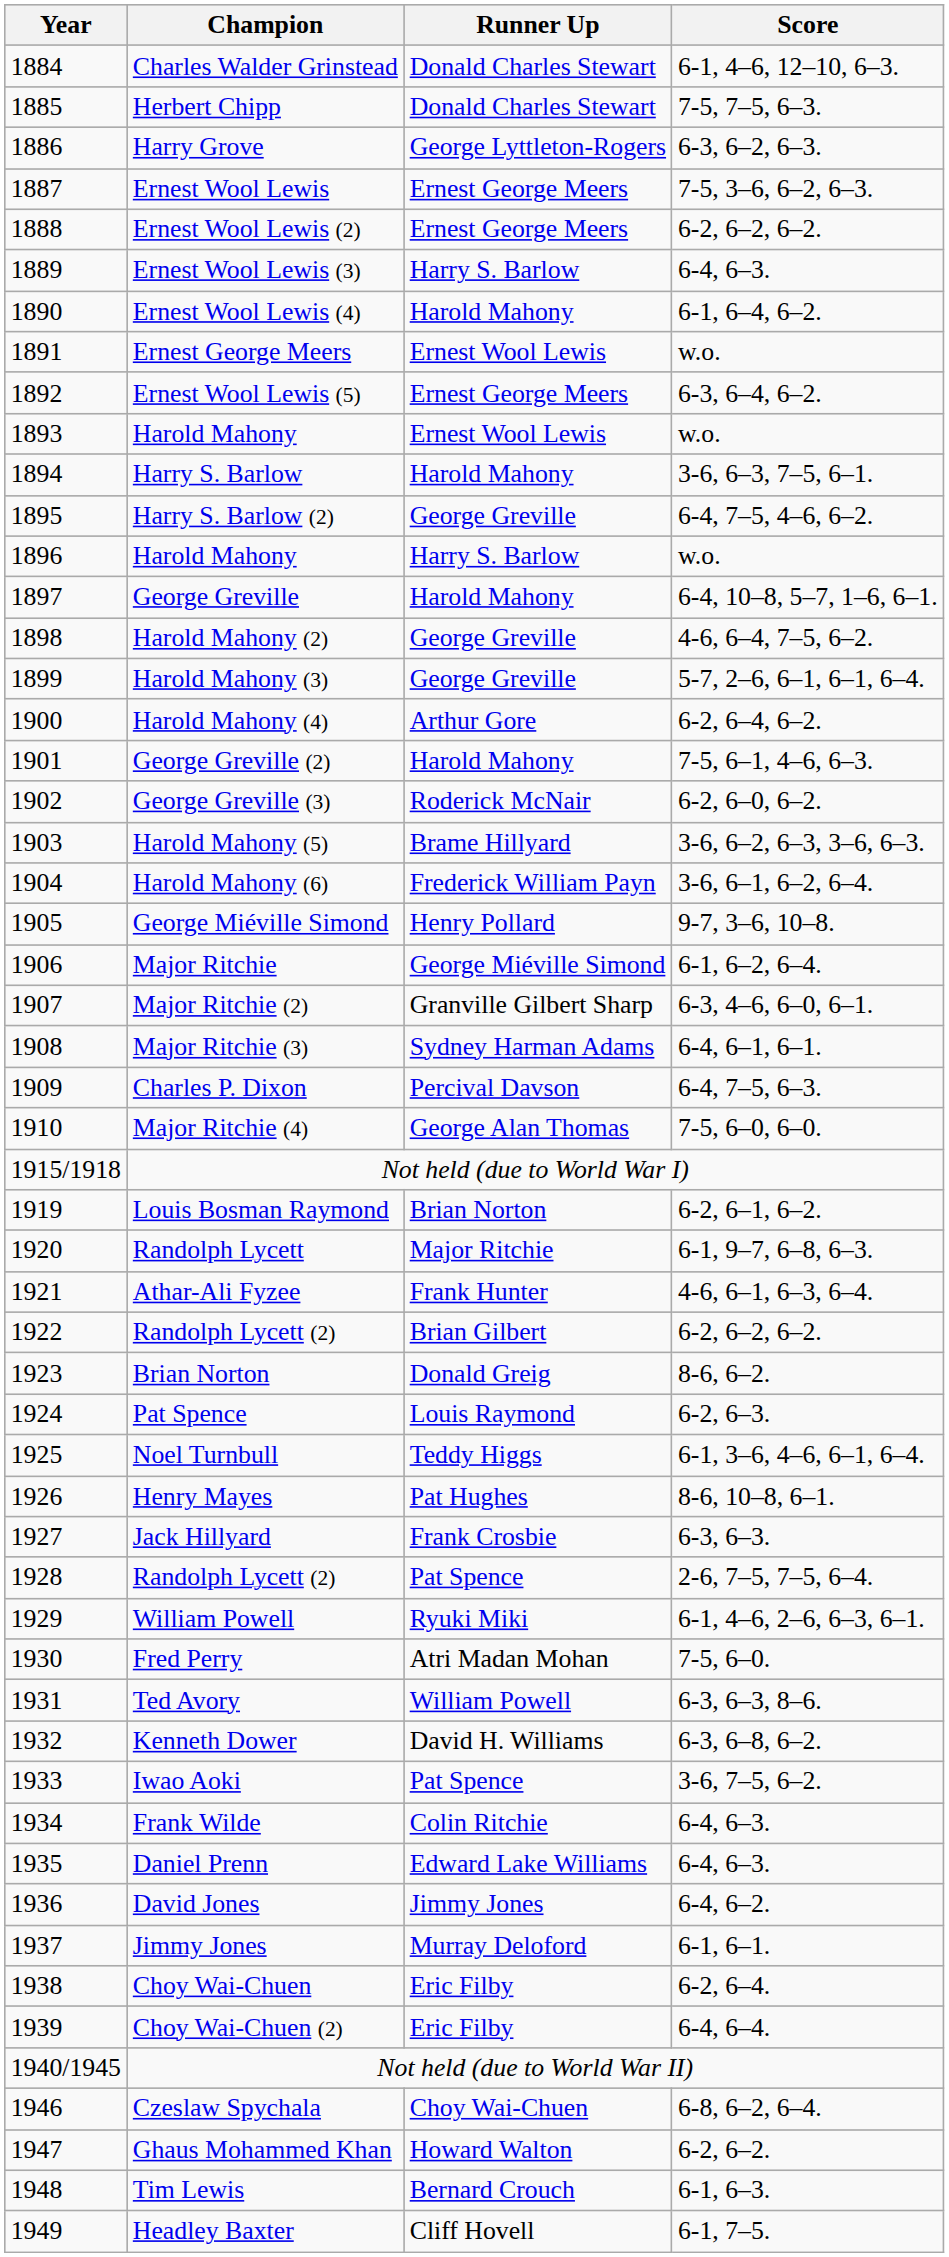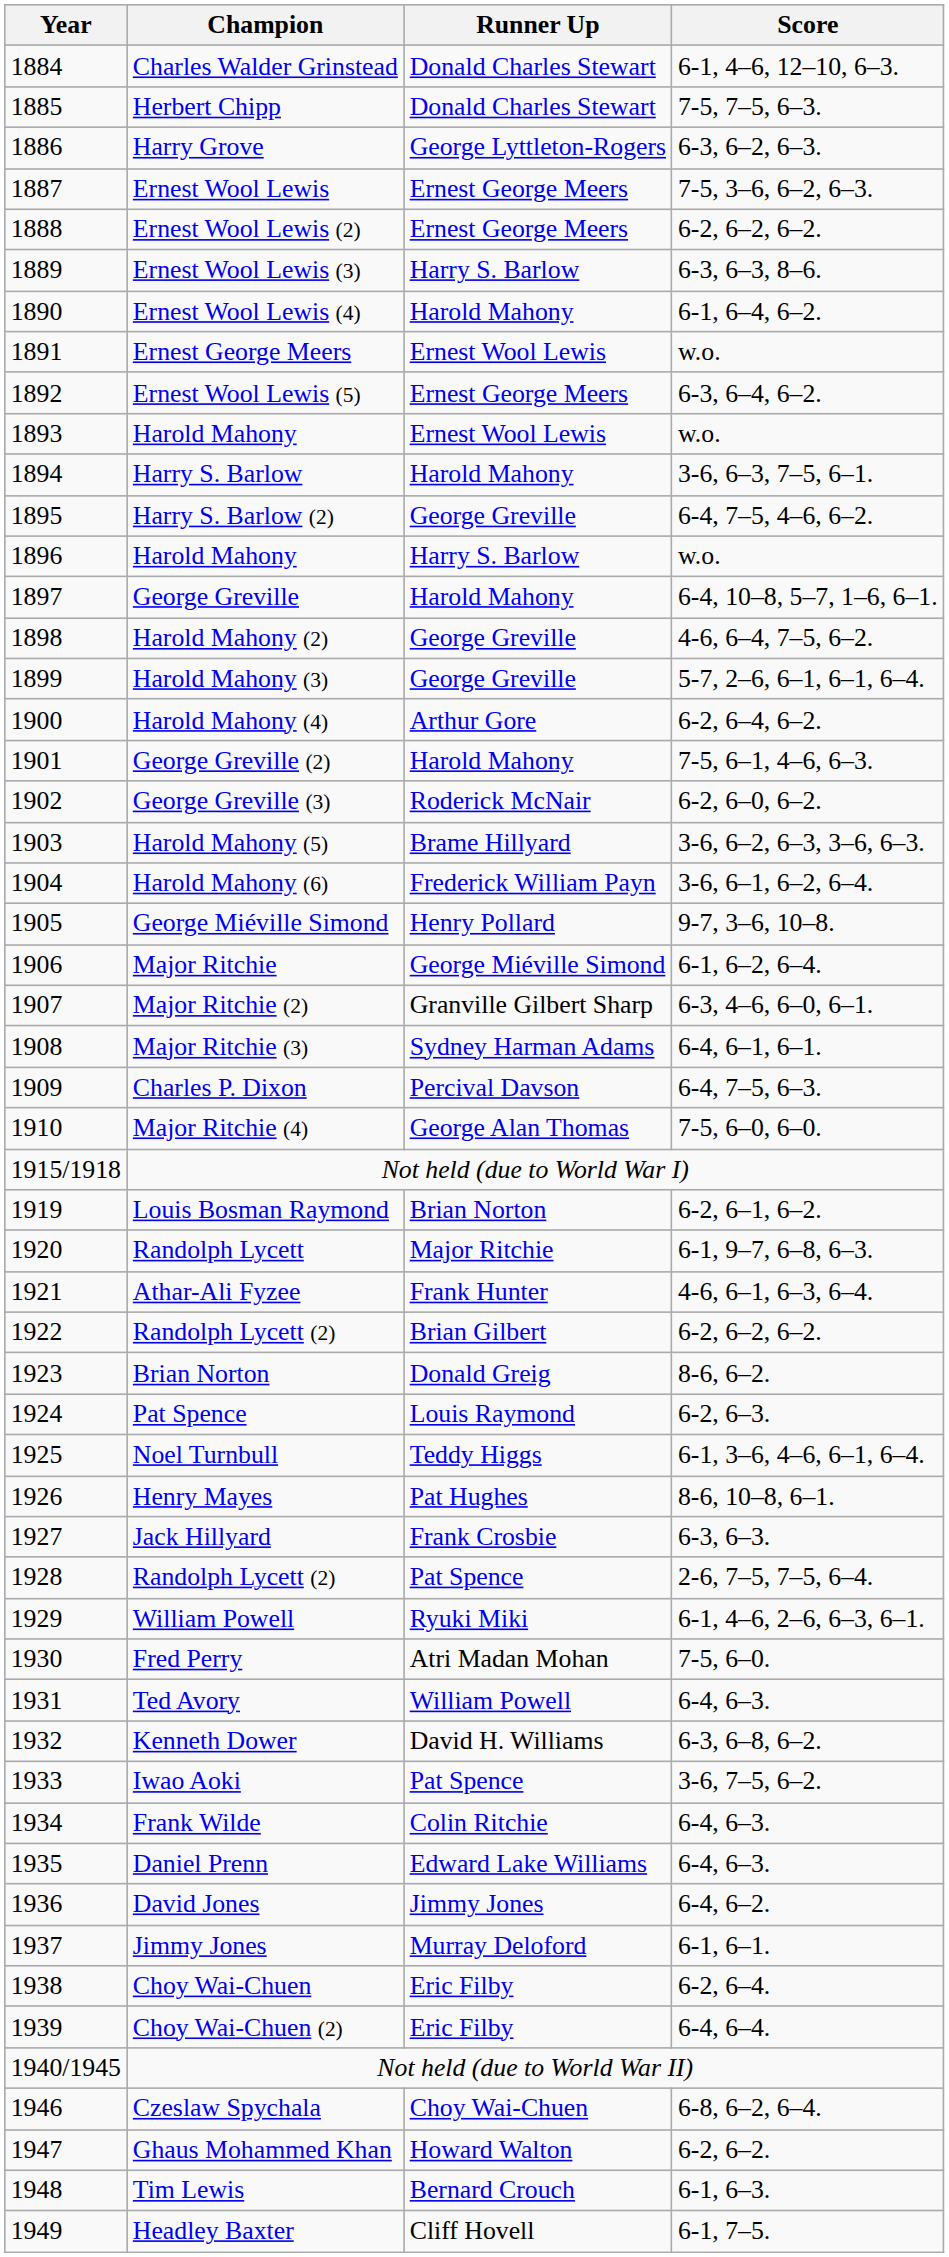(724, 270) 6-4, 6–3. -> (750, 270) 6-3, 6–3, 8–6.
(750, 1699) 6-3, 6–3, 8–6. -> (724, 1699) 6-4, 6–3.
